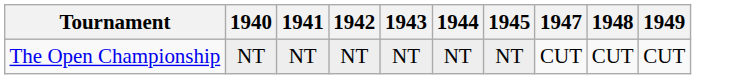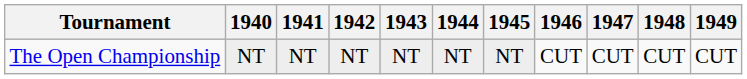+ column: (561, 21)
